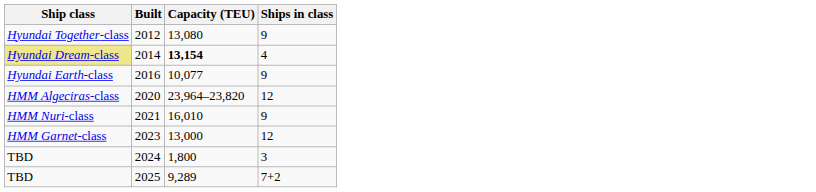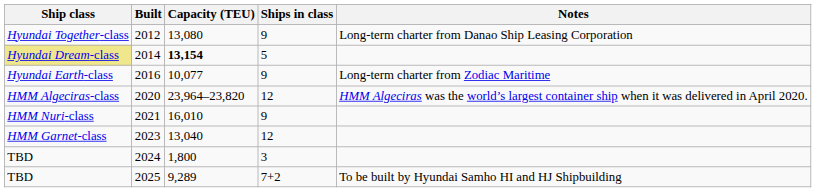+ column: (573, 14)
(264, 55) 4 -> (264, 55) 5
(185, 136) 13,000 -> (185, 136) 13,040
